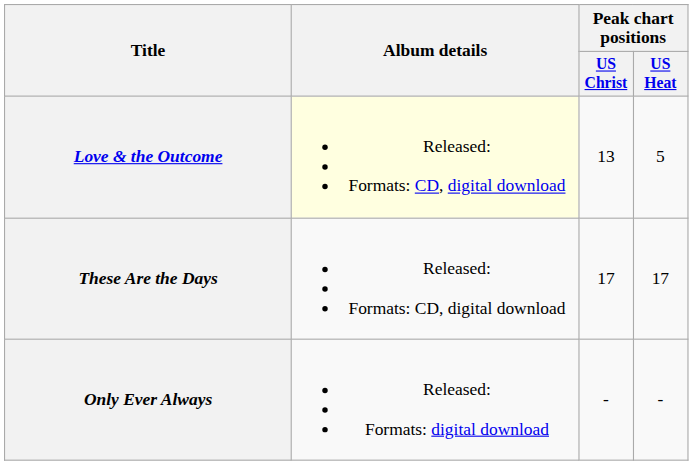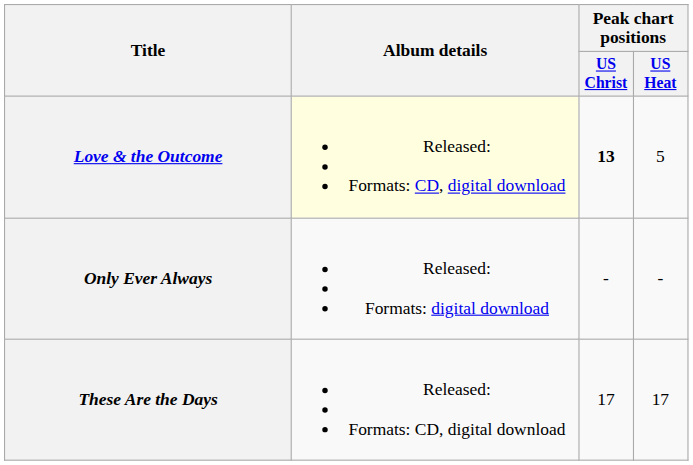(606, 156) normal -> (606, 156) bold
rows swapped: (148, 278) <-> (148, 399)
